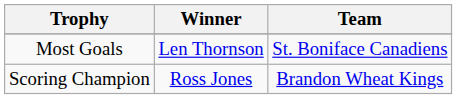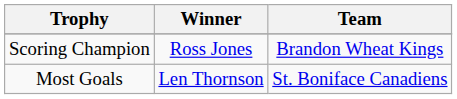rows swapped: (79, 78) <-> (79, 49)
